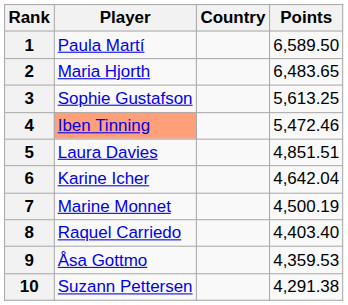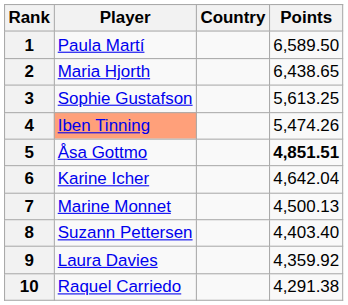(306, 71) 6,483.65 -> (306, 71) 6,438.65
(306, 125) 5,472.46 -> (306, 125) 5,474.26
(108, 152) Laura Davies -> (103, 152) Åsa Gottmo
(306, 152) normal -> (306, 152) bold
(306, 206) 4,500.19 -> (306, 206) 4,500.13
(119, 233) Raquel Carriedo -> (125, 233) Suzann Pettersen
(103, 260) Åsa Gottmo -> (108, 260) Laura Davies
(306, 260) 4,359.53 -> (306, 260) 4,359.92
(125, 286) Suzann Pettersen -> (119, 286) Raquel Carriedo
